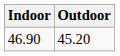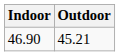(74, 39) 45.20 -> (74, 39) 45.21
